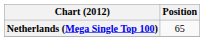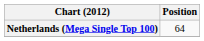(180, 28) 65 -> (180, 28) 64
